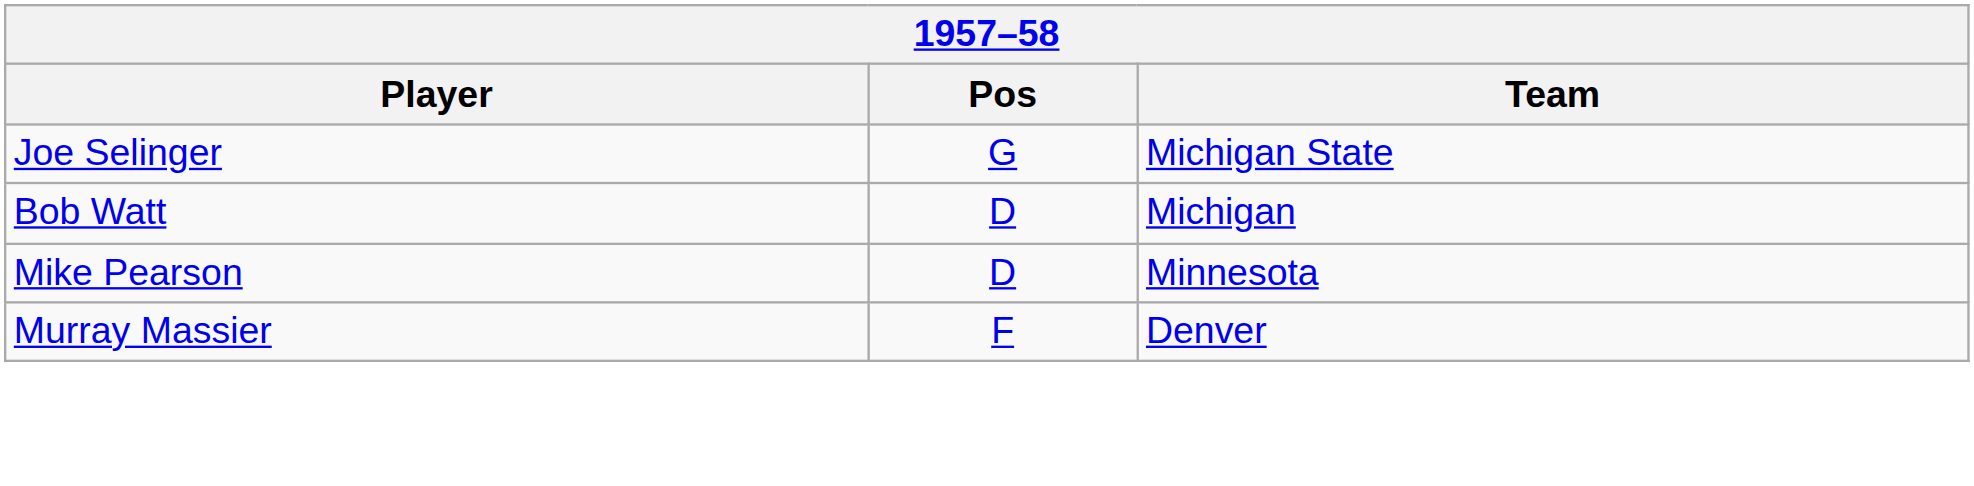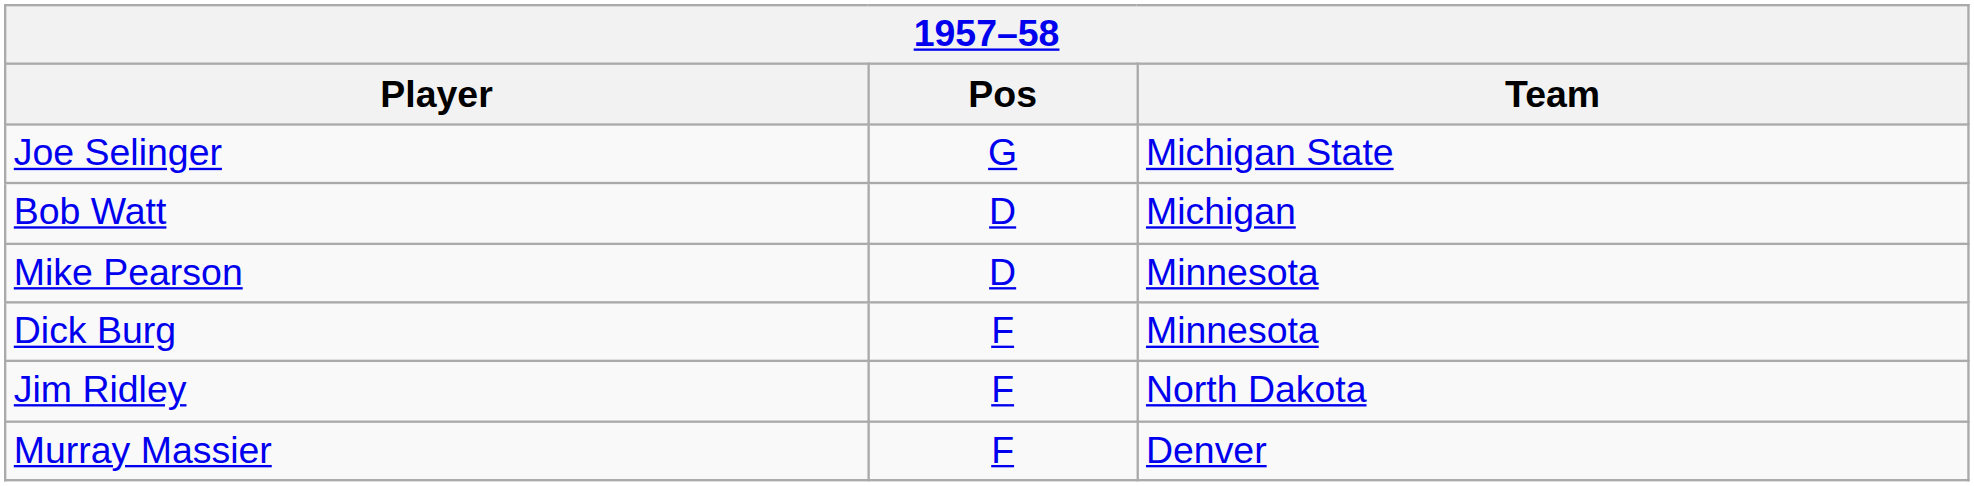+ row: (95, 331)
+ row: (100, 390)
